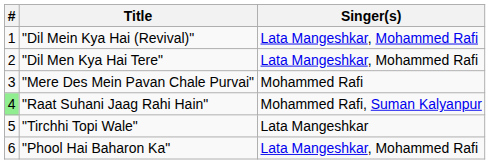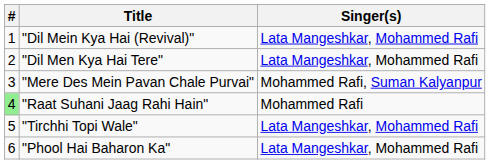(312, 82) Mohammed Rafi -> (371, 82) Mohammed Rafi, Suman Kalyanpur
(371, 104) Mohammed Rafi, Suman Kalyanpur -> (312, 104) Mohammed Rafi
(314, 126) Lata Mangeshkar -> (369, 126) Lata Mangeshkar, Mohammed Rafi
